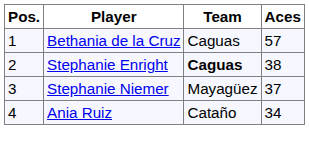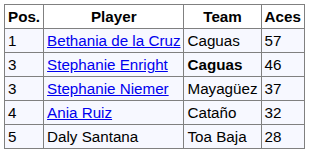(12, 64) 2 -> (12, 64) 3
(273, 64) 38 -> (273, 64) 46
(273, 112) 34 -> (273, 112) 32
+ row: (93, 136)
